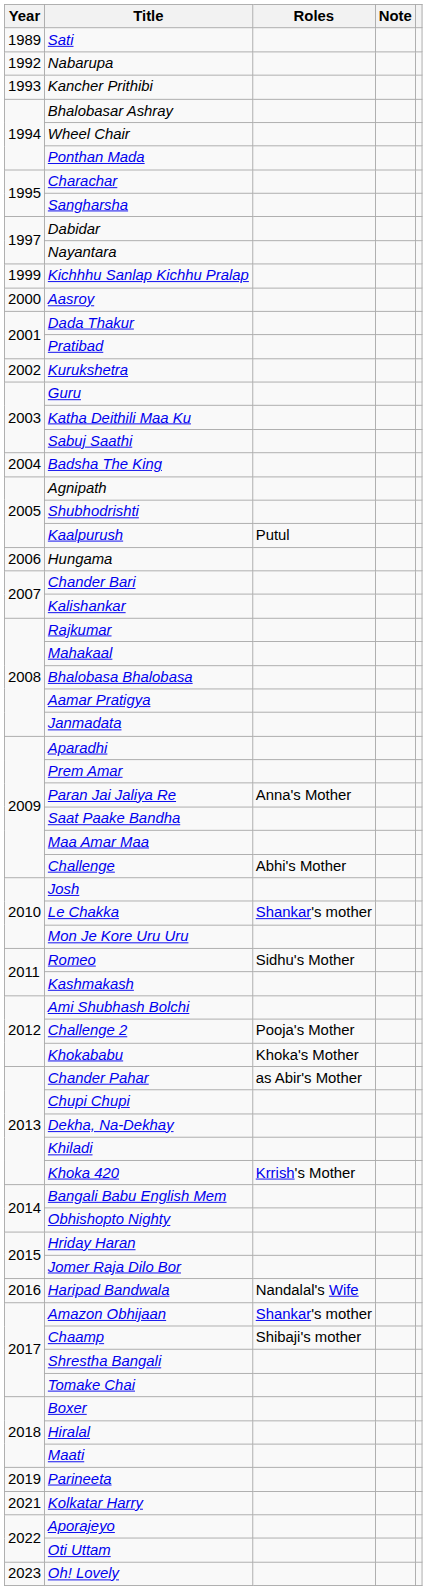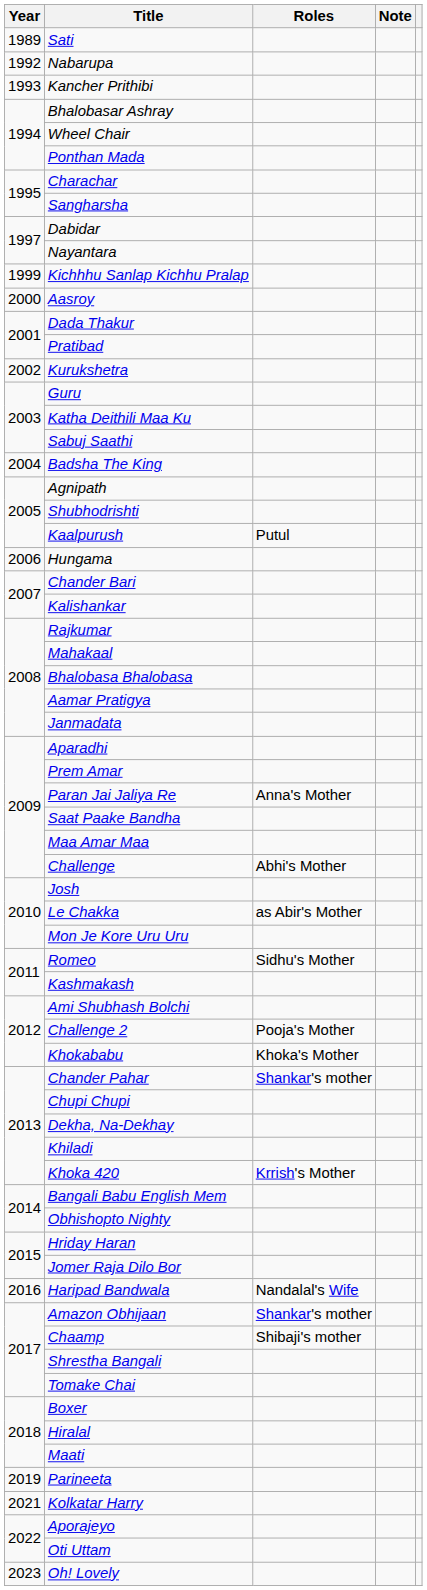(314, 913) Shankar's mother -> (309, 913) as Abir's Mother
(309, 1078) as Abir's Mother -> (314, 1078) Shankar's mother
